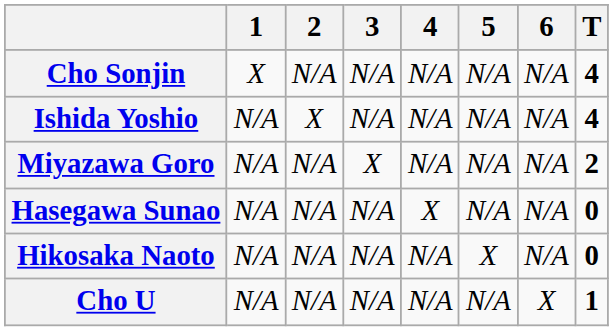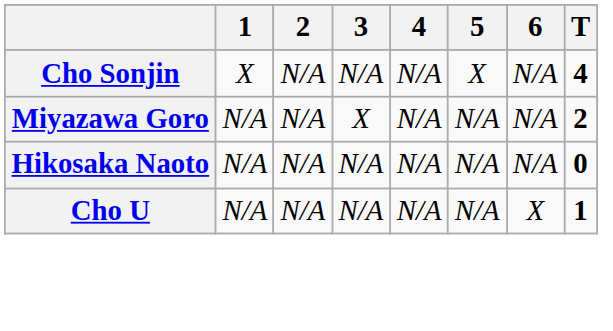(488, 73) N/A -> (477, 73) X
- row: (116, 118)
- row: (116, 210)
(488, 255) X -> (477, 164) N/A
